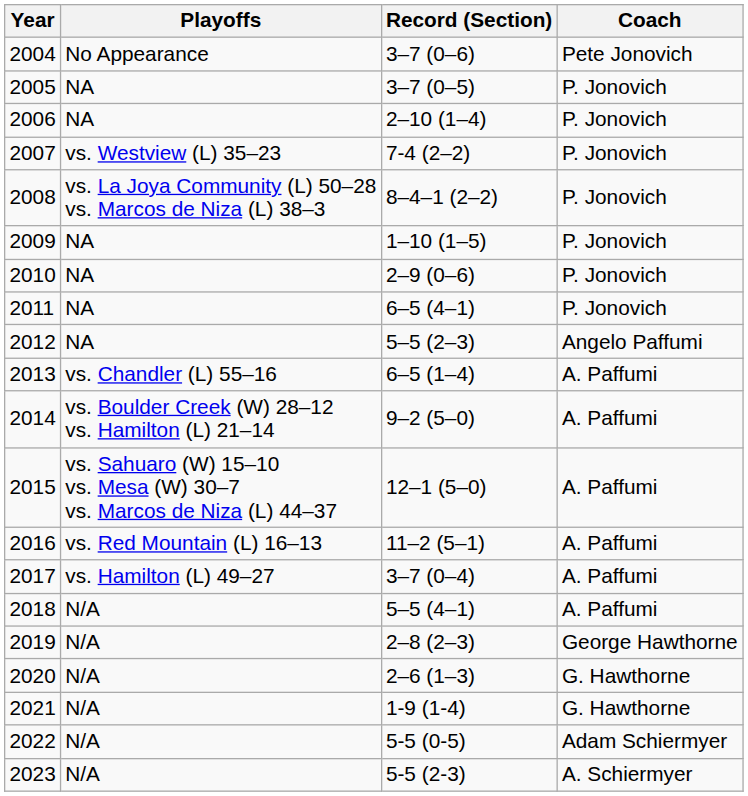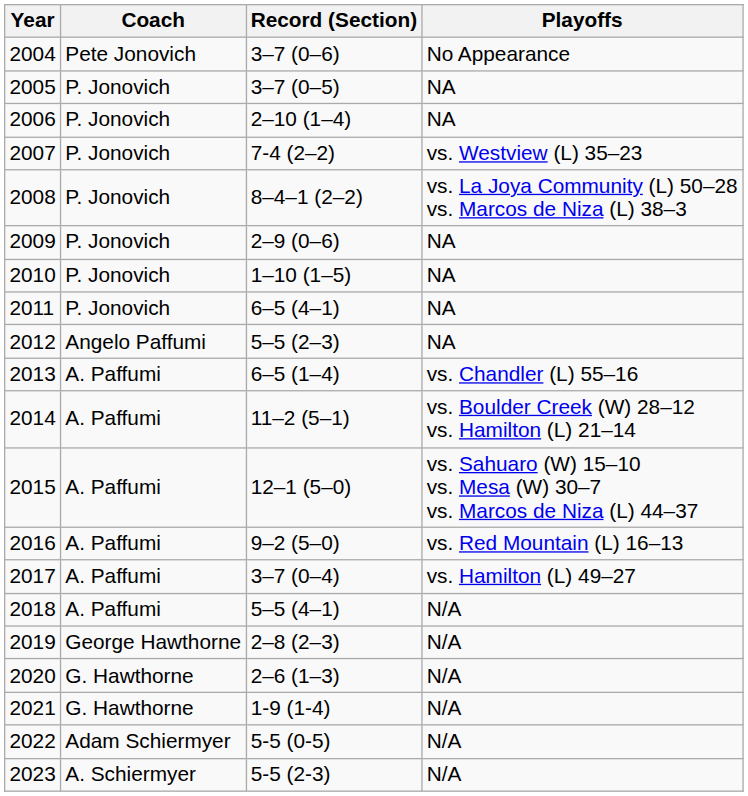columns swapped: (650, 20) <-> (221, 20)
(436, 242) 1–10 (1–5) -> (295, 242) 2–9 (0–6)
(430, 275) 2–9 (0–6) -> (301, 275) 1–10 (1–5)
(430, 418) 9–2 (5–0) -> (300, 418) 11–2 (5–1)
(435, 543) 11–2 (5–1) -> (295, 543) 9–2 (5–0)
